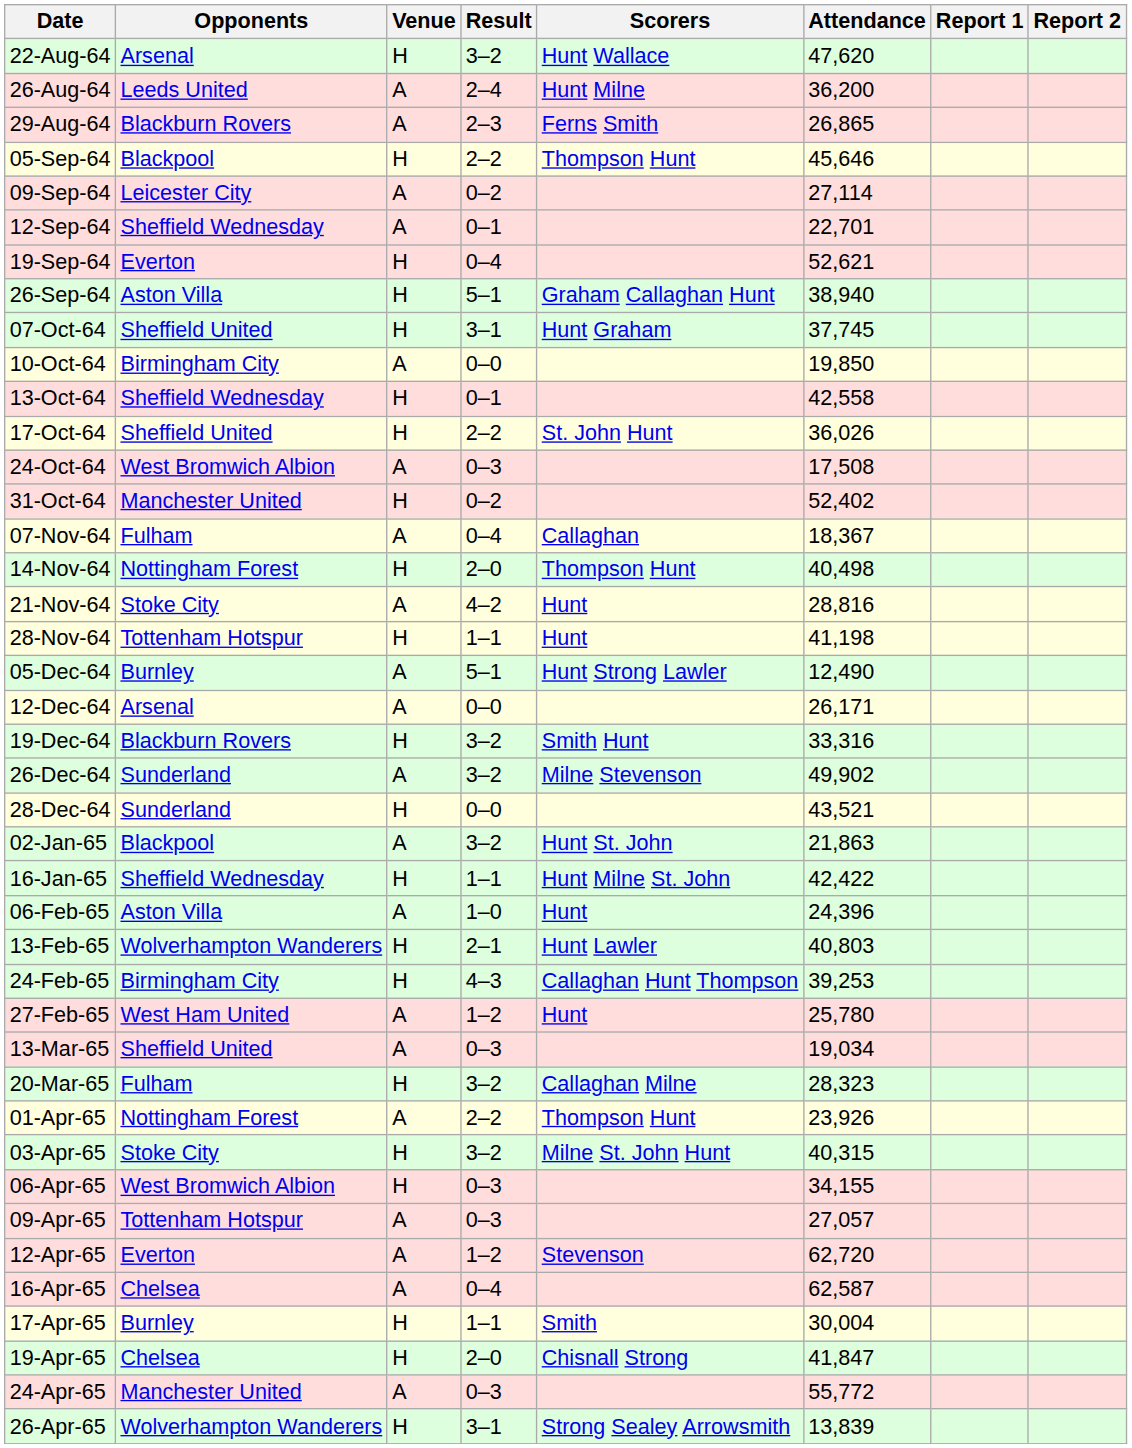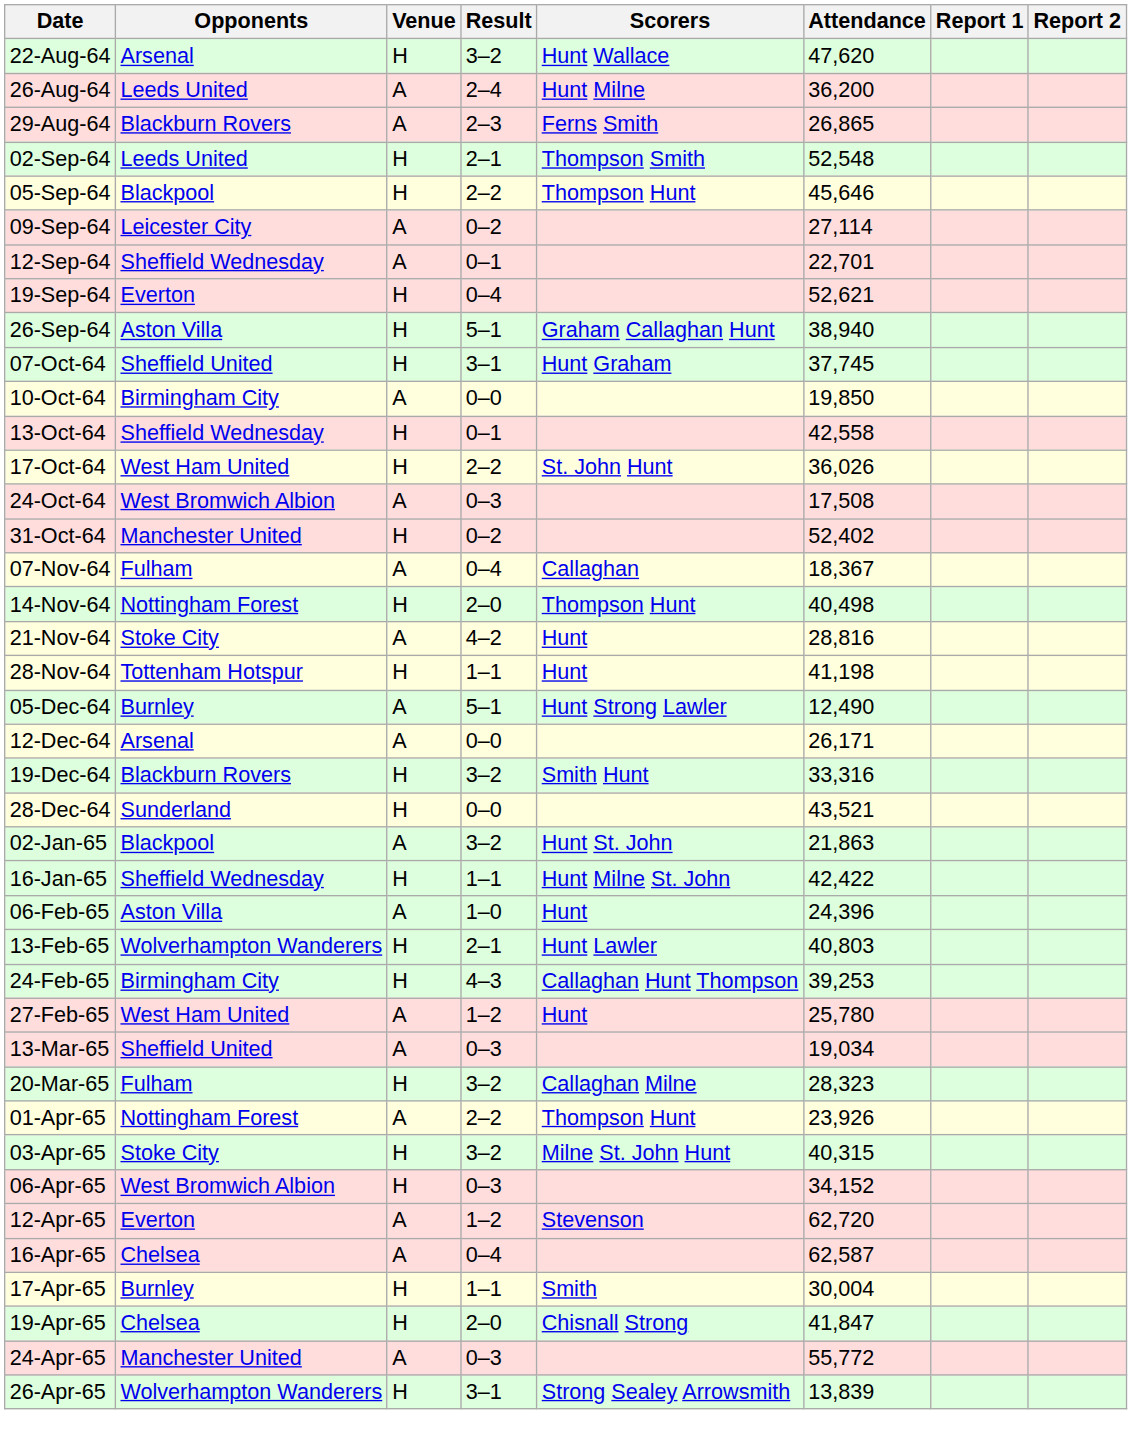+ row: (60, 158)
(197, 432) Sheffield United -> (205, 466) West Ham United
- row: (60, 775)
(841, 1186) 34,155 -> (841, 1186) 34,152
- row: (58, 1220)
